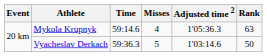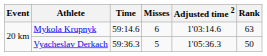(157, 29) 4 -> (157, 29) 6
(204, 29) 1'05:36.3 -> (204, 29) 1'03:14.6
(204, 44) 1'03:14.6 -> (204, 44) 1'05:36.3
